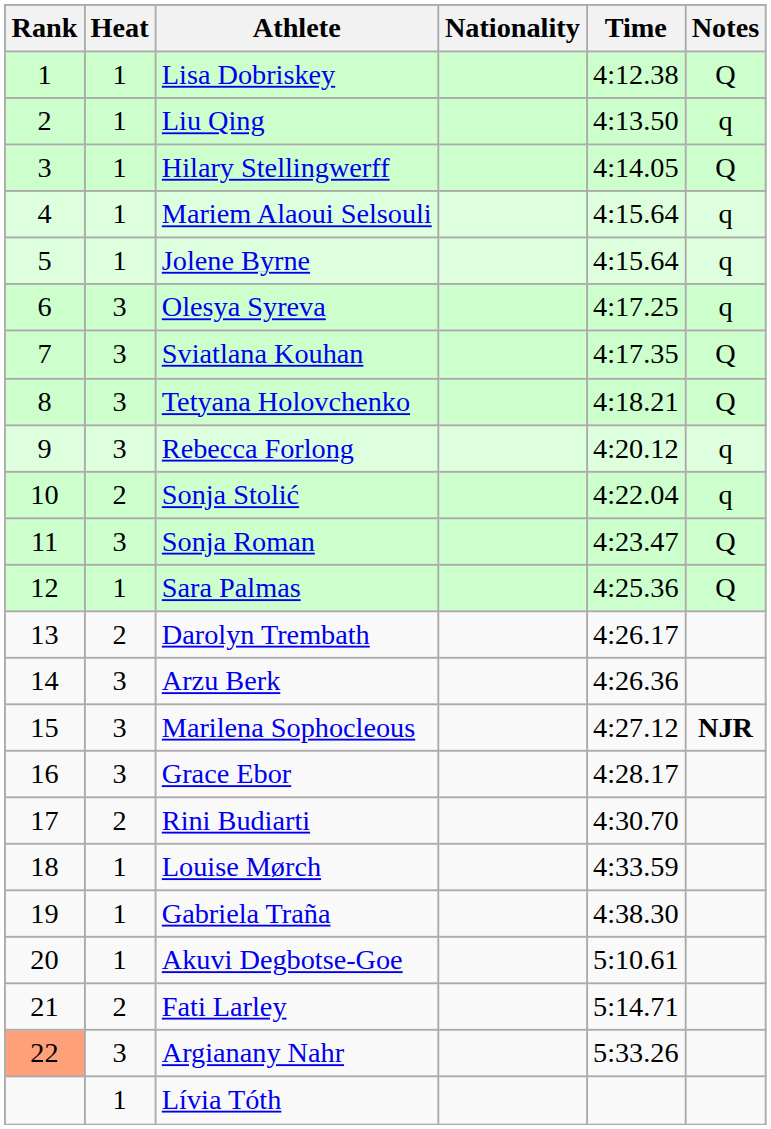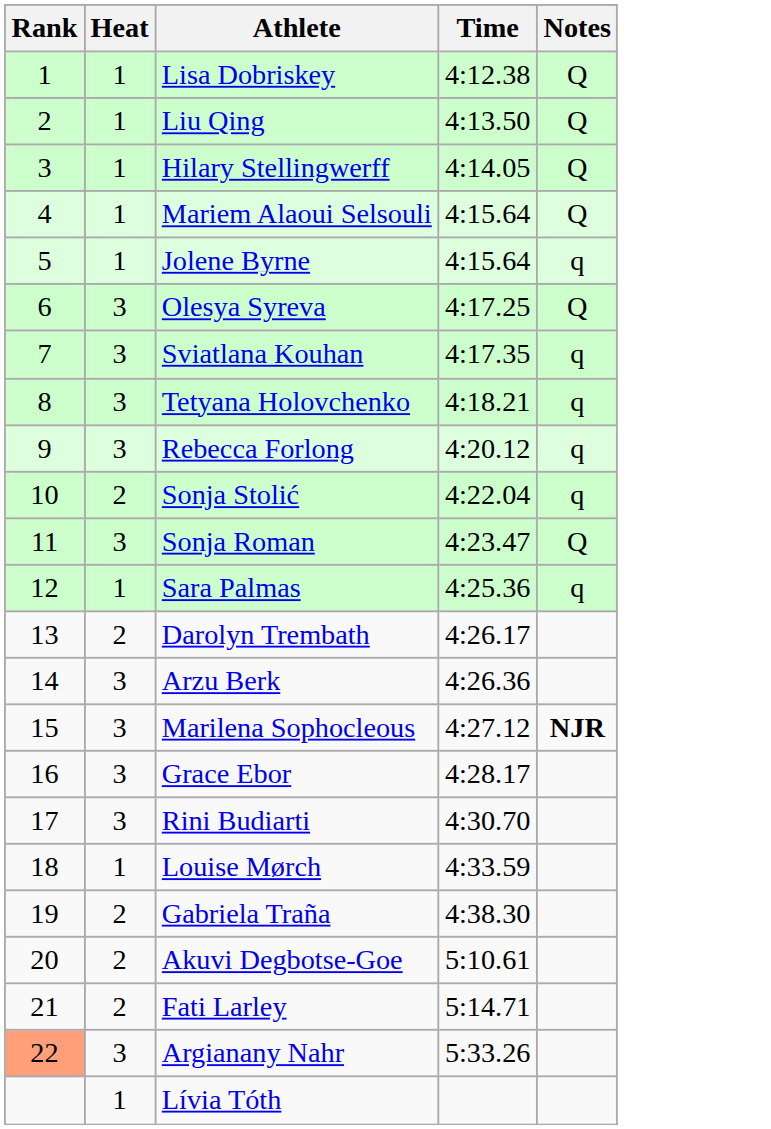- column: (512, 27)
(725, 121) q -> (577, 121) Q
(725, 214) q -> (577, 214) Q
(725, 307) q -> (577, 307) Q
(725, 354) Q -> (577, 354) q
(725, 400) Q -> (577, 400) q
(725, 587) Q -> (577, 587) q
(120, 820) 2 -> (120, 820) 3
(120, 913) 1 -> (120, 913) 2
(120, 960) 1 -> (120, 960) 2
